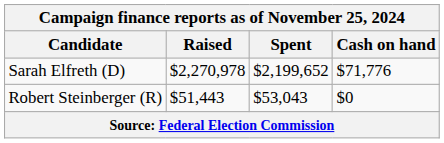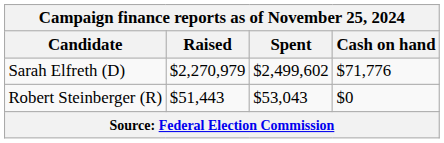(208, 71) $2,270,978 -> (208, 71) $2,270,979
(291, 71) $2,199,652 -> (291, 71) $2,499,602
